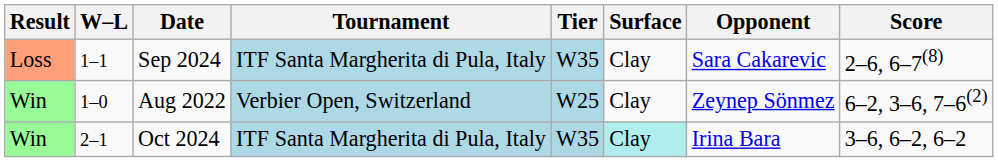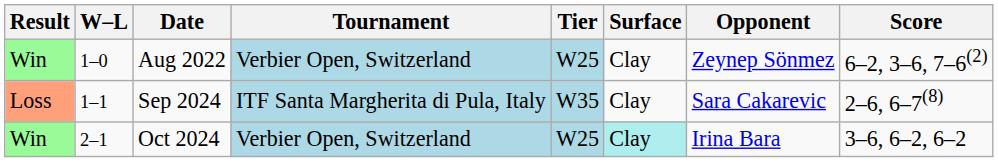rows swapped: (182, 100) <-> (179, 60)
(391, 139) ITF Santa Margherita di Pula, Italy -> (353, 139) Verbier Open, Switzerland
(578, 139) W35 -> (578, 139) W25
